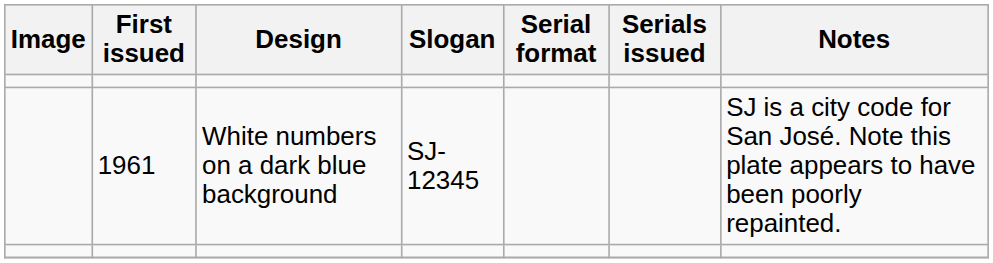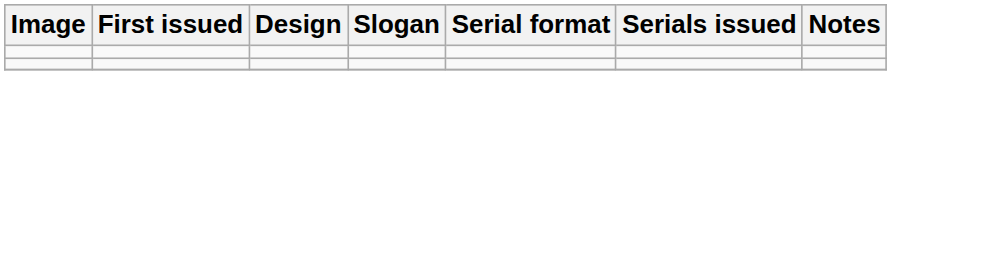- row: (126, 165)
